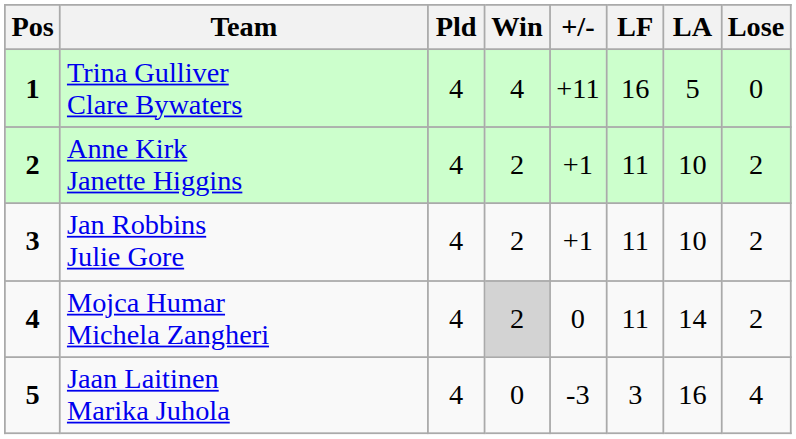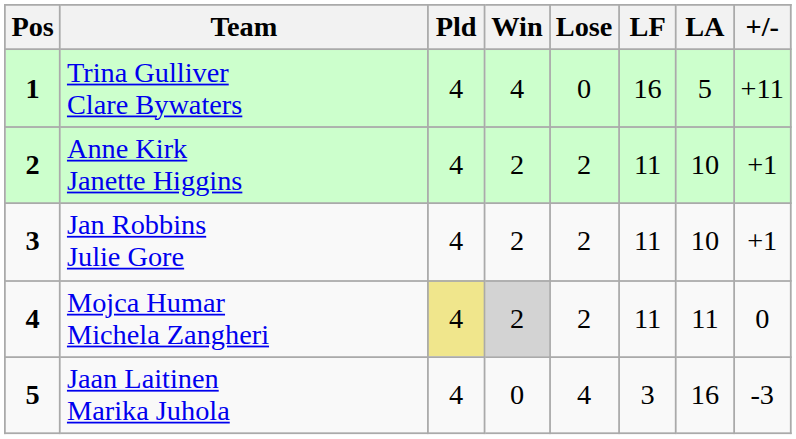columns swapped: (756, 26) <-> (578, 26)
(456, 318) no background -> (456, 318) khaki background
(693, 318) 14 -> (705, 318) 11
